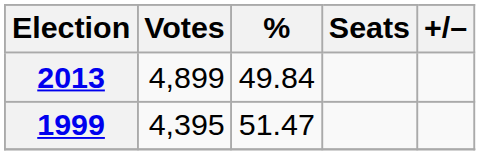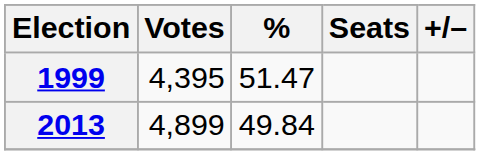rows swapped: (71, 125) <-> (71, 76)
